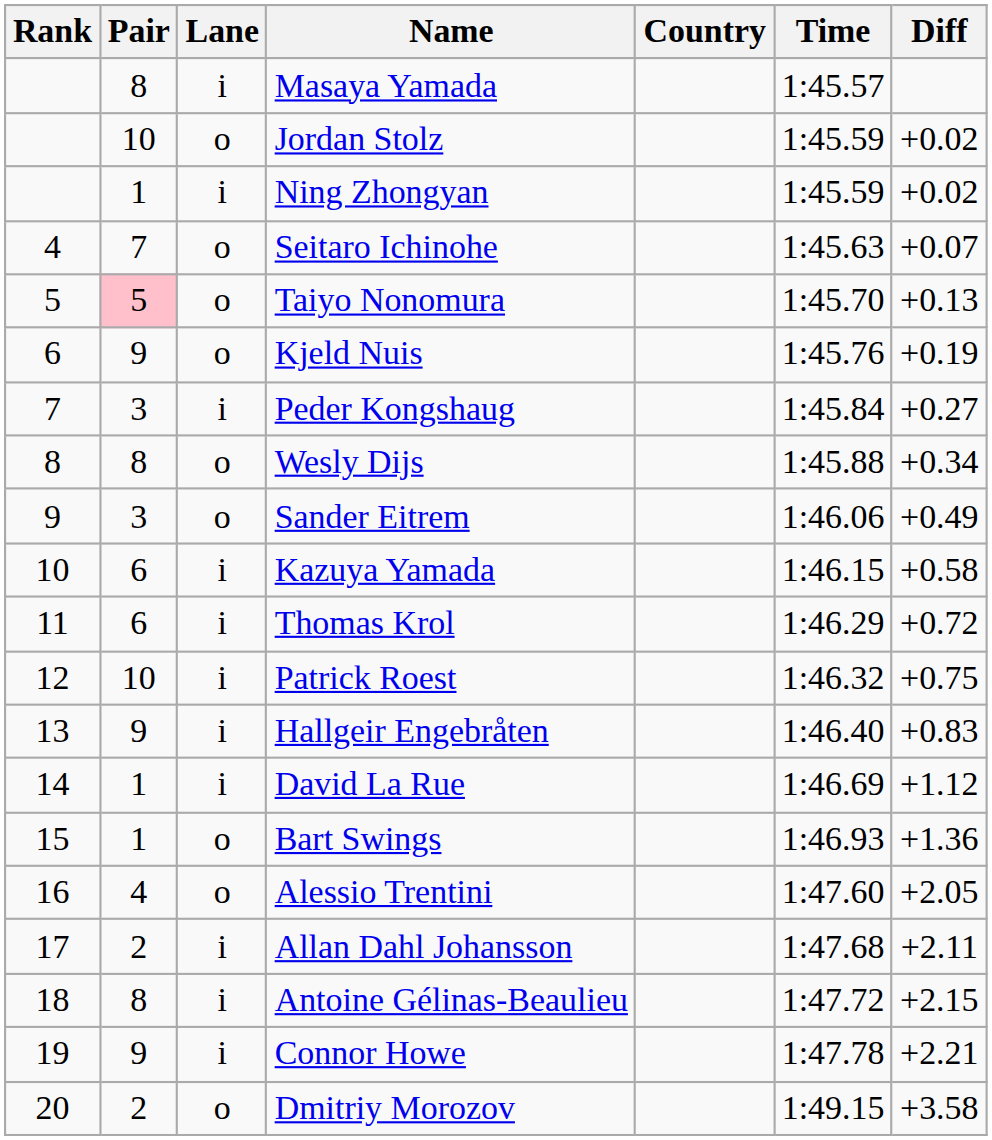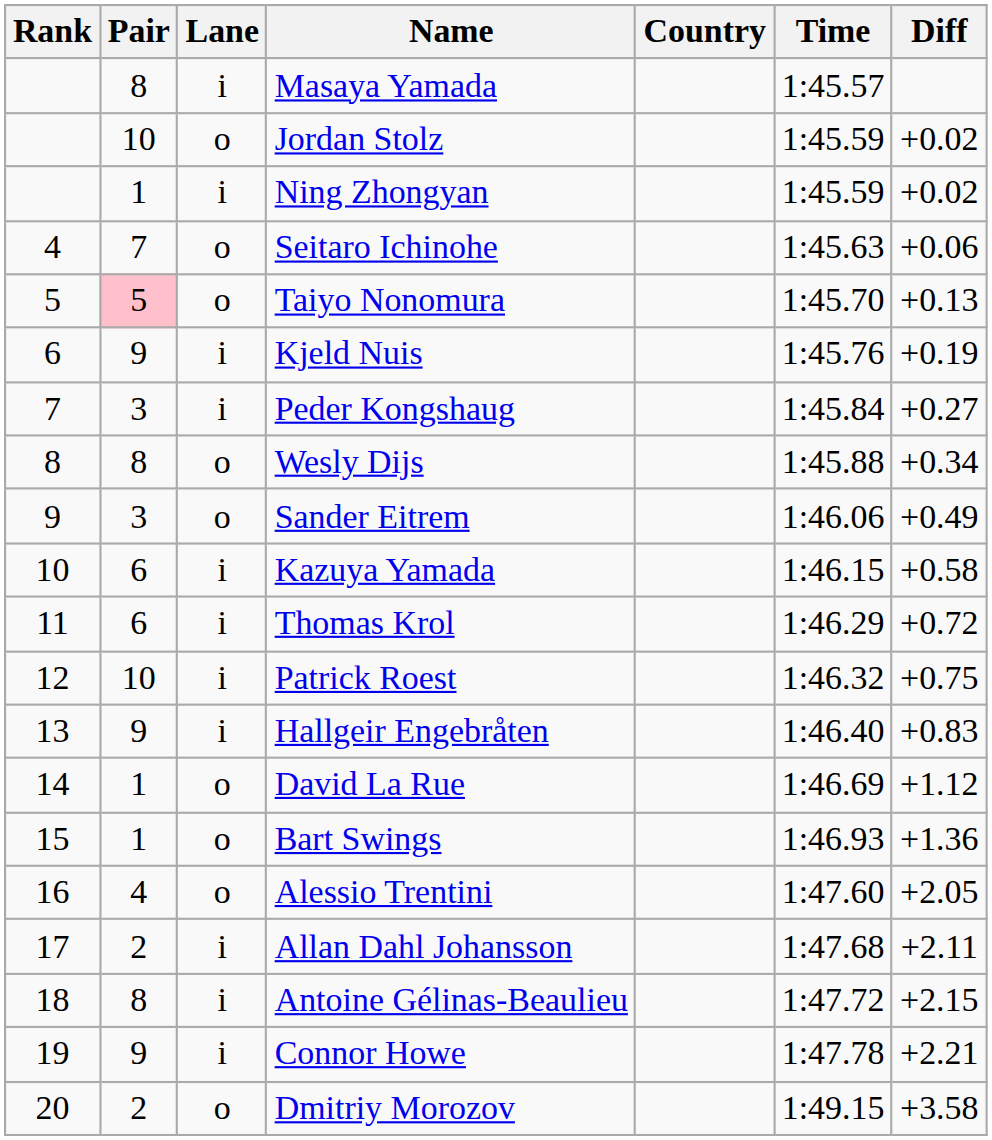(939, 246) +0.07 -> (939, 246) +0.06
(222, 354) o -> (222, 354) i
(222, 784) i -> (222, 784) o
